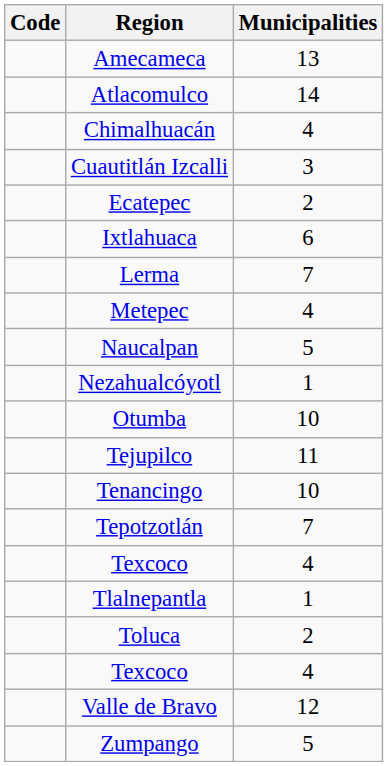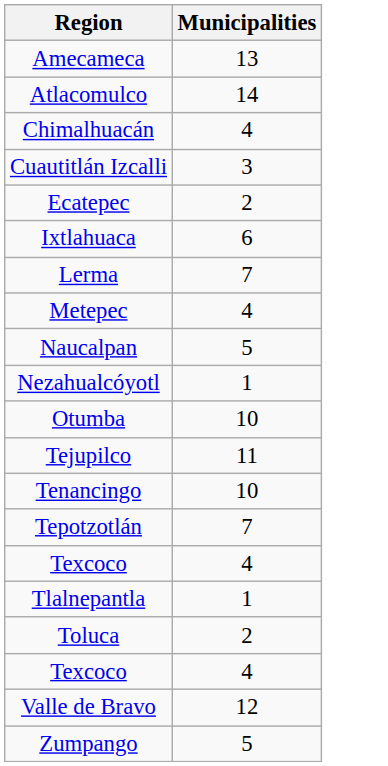- column: (35, 22)
